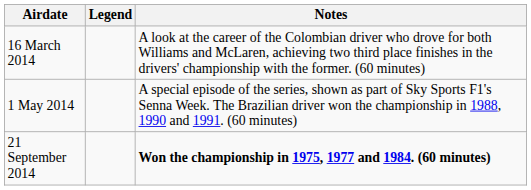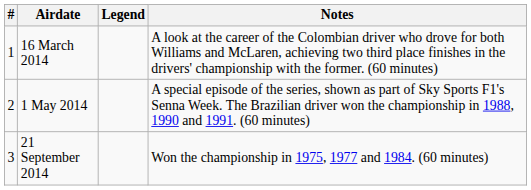+ column: (11, 15)
(315, 158) bold -> (320, 158) normal
